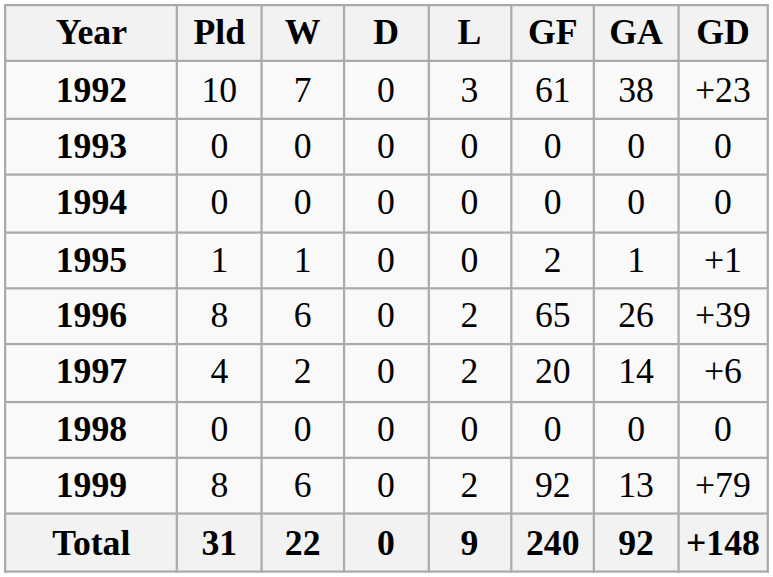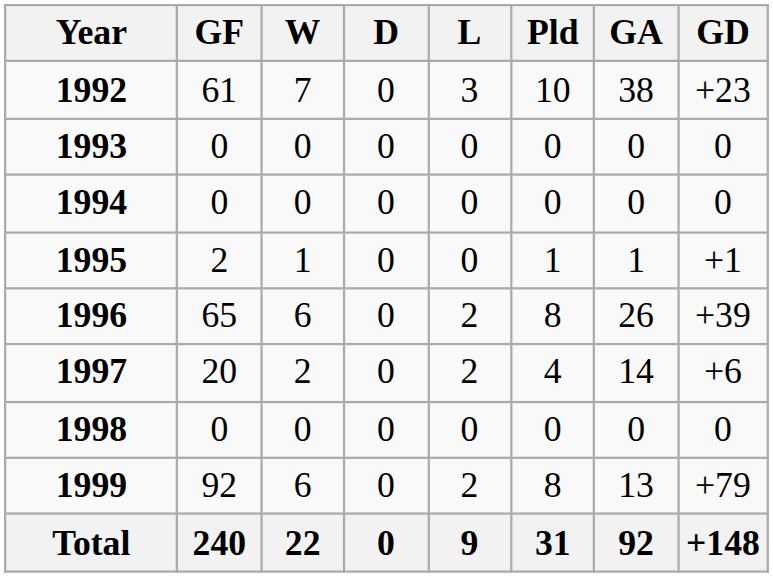columns swapped: (219, 32) <-> (553, 32)
